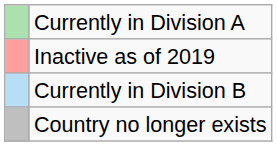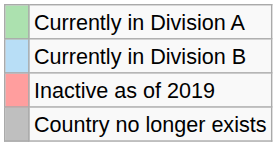rows swapped: (140, 90) <-> (124, 56)
